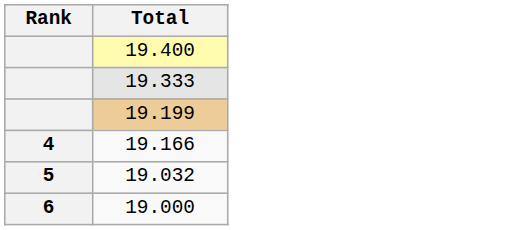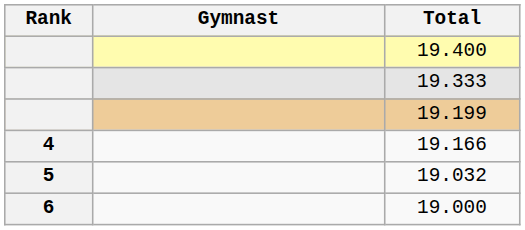+ column: (239, 21)
